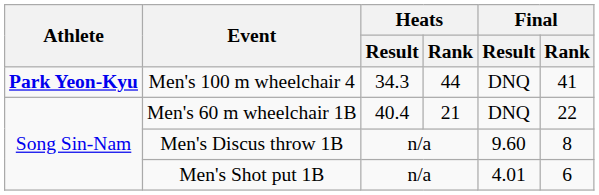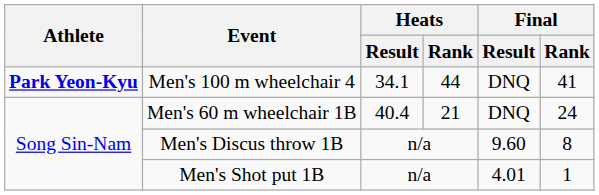(392, 81) 34.3 -> (392, 81) 34.1
(567, 112) 22 -> (567, 112) 24
(567, 174) 6 -> (567, 174) 1
